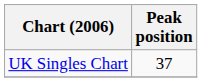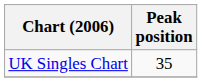(164, 63) 37 -> (164, 63) 35
